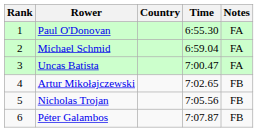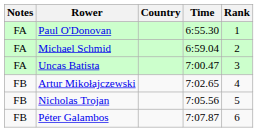columns swapped: (20, 13) <-> (237, 13)
